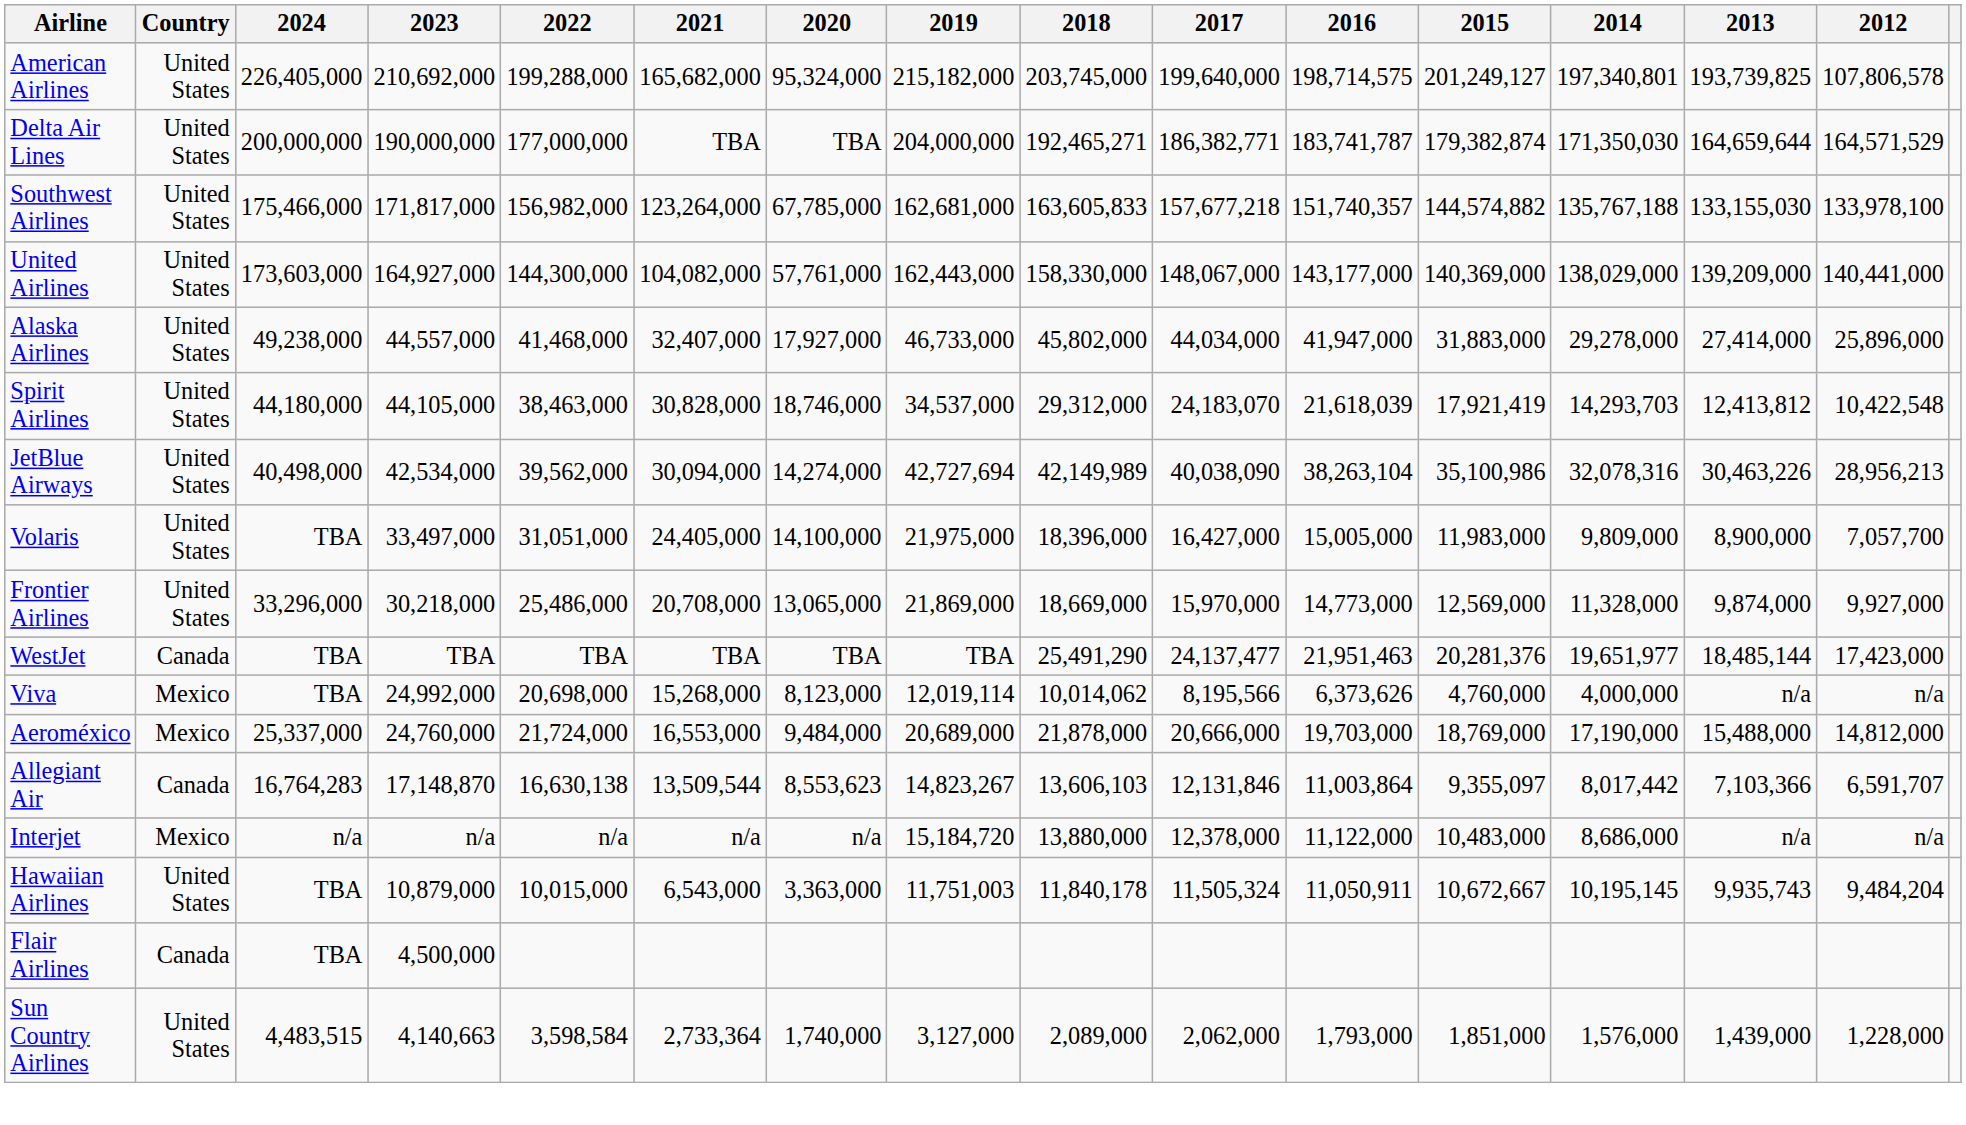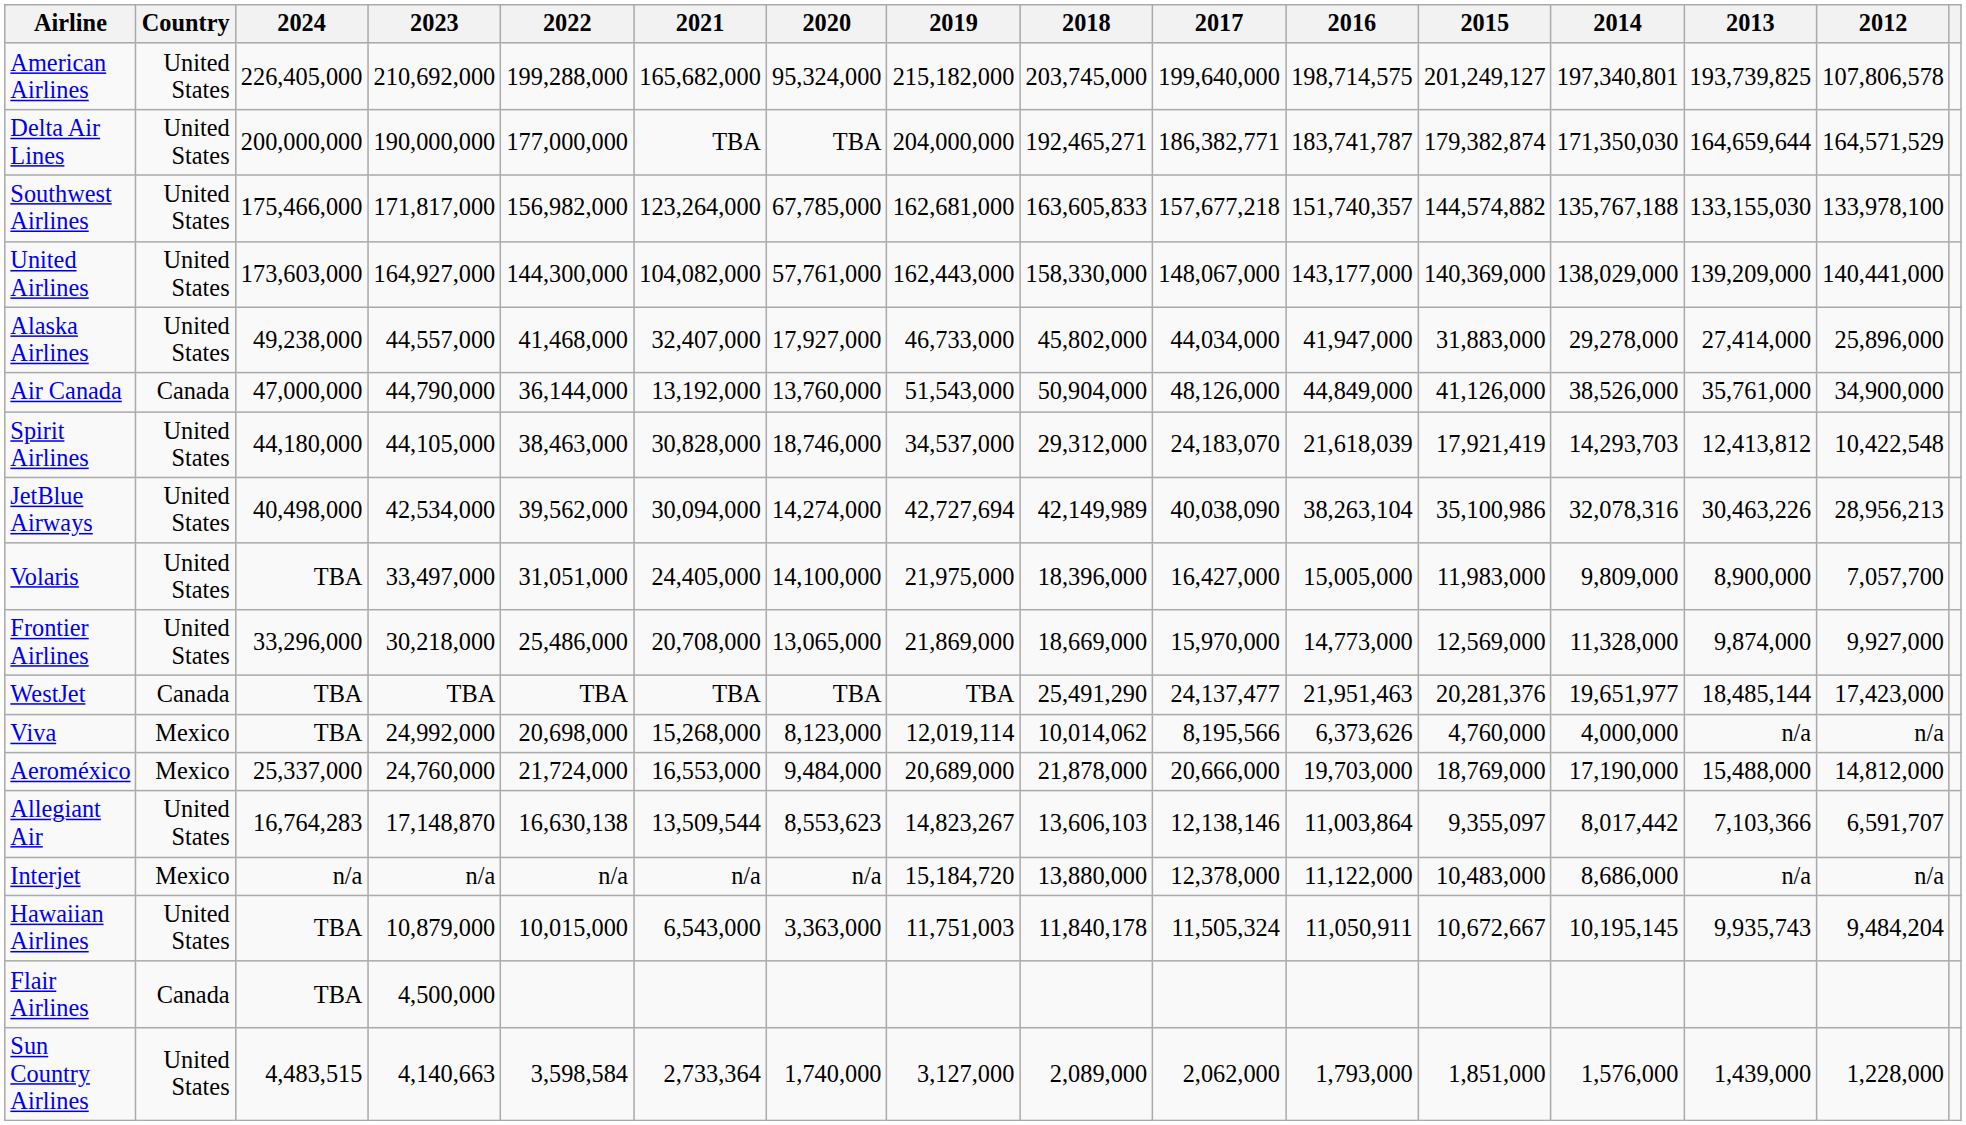+ row: (66, 392)
(193, 785) Canada -> (197, 823) United States
(1225, 785) 12,131,846 -> (1225, 823) 12,138,146
